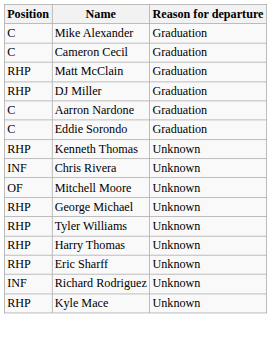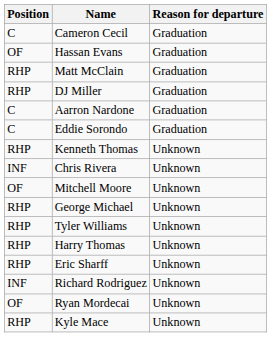- row: (94, 33)
+ row: (89, 52)
+ row: (92, 303)
